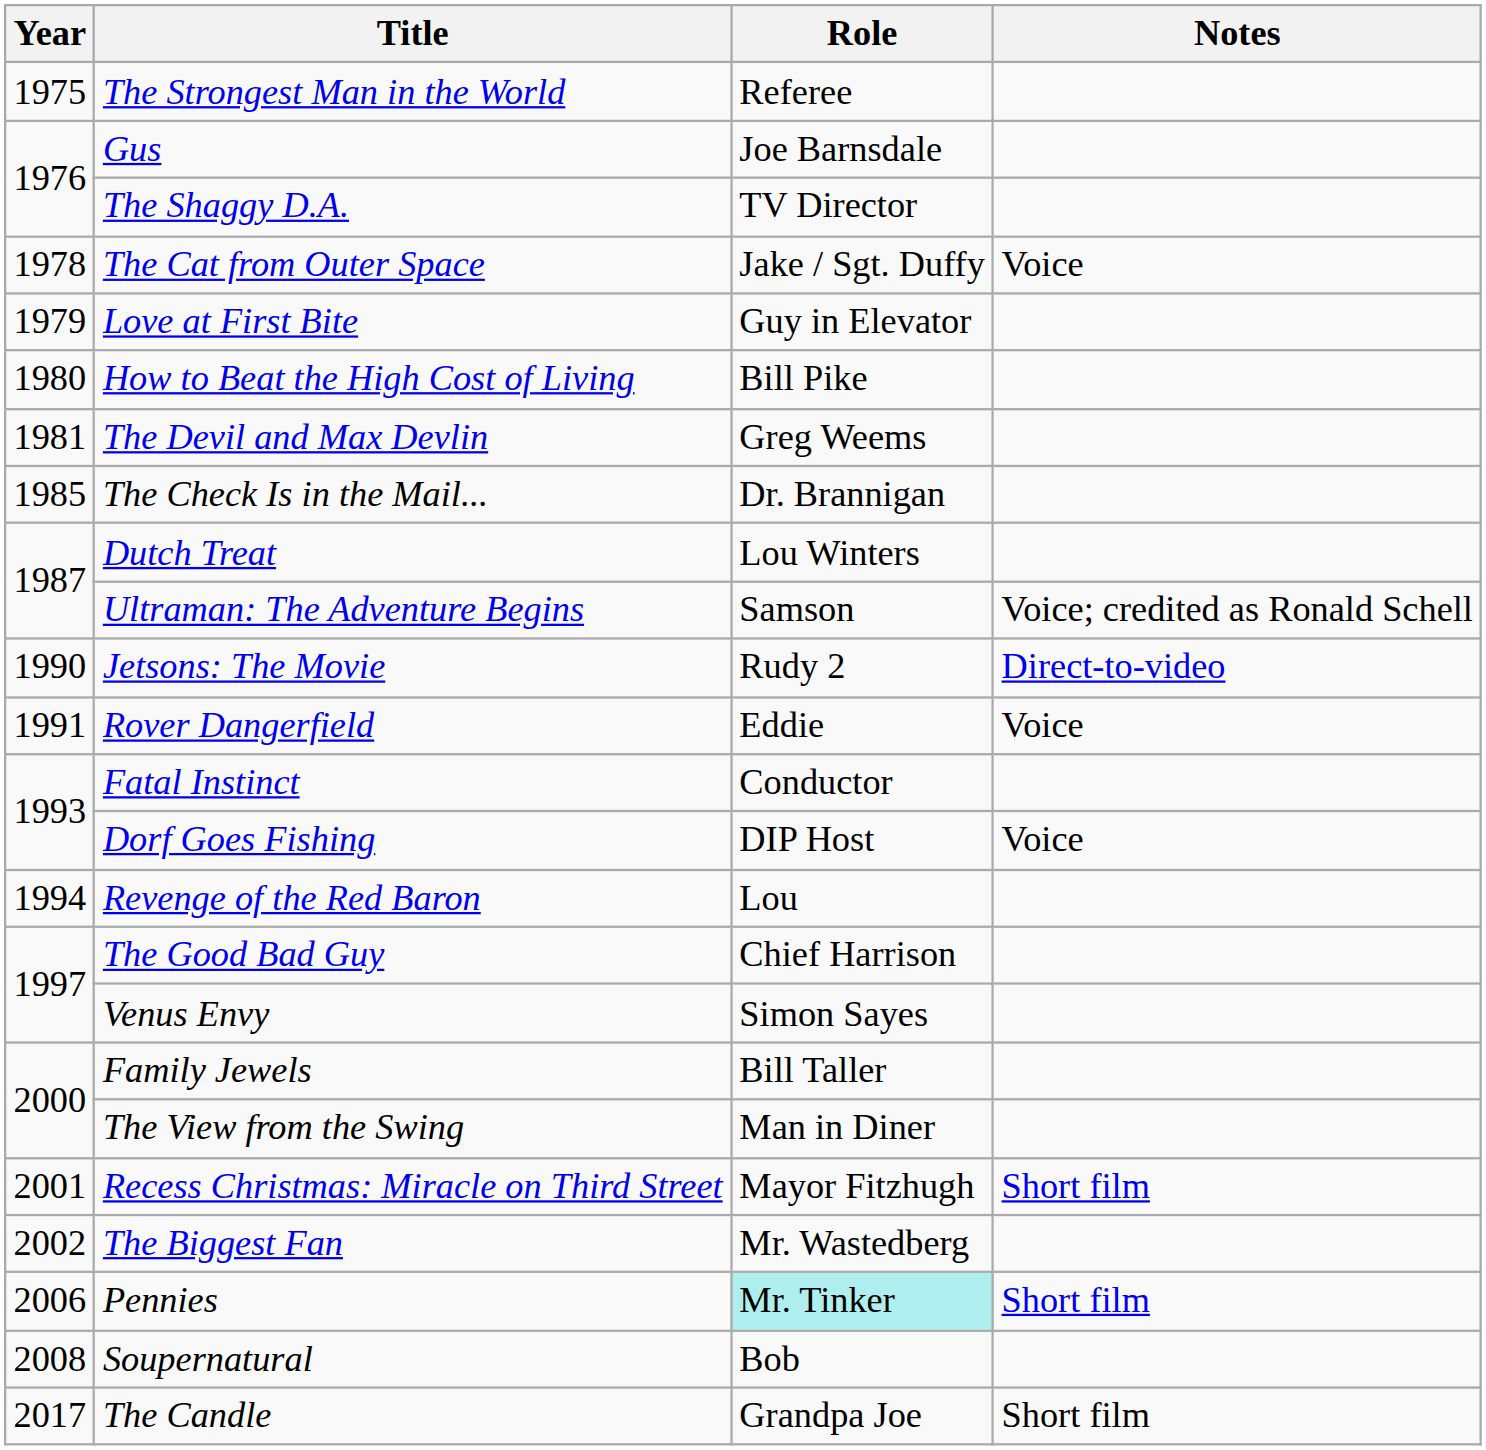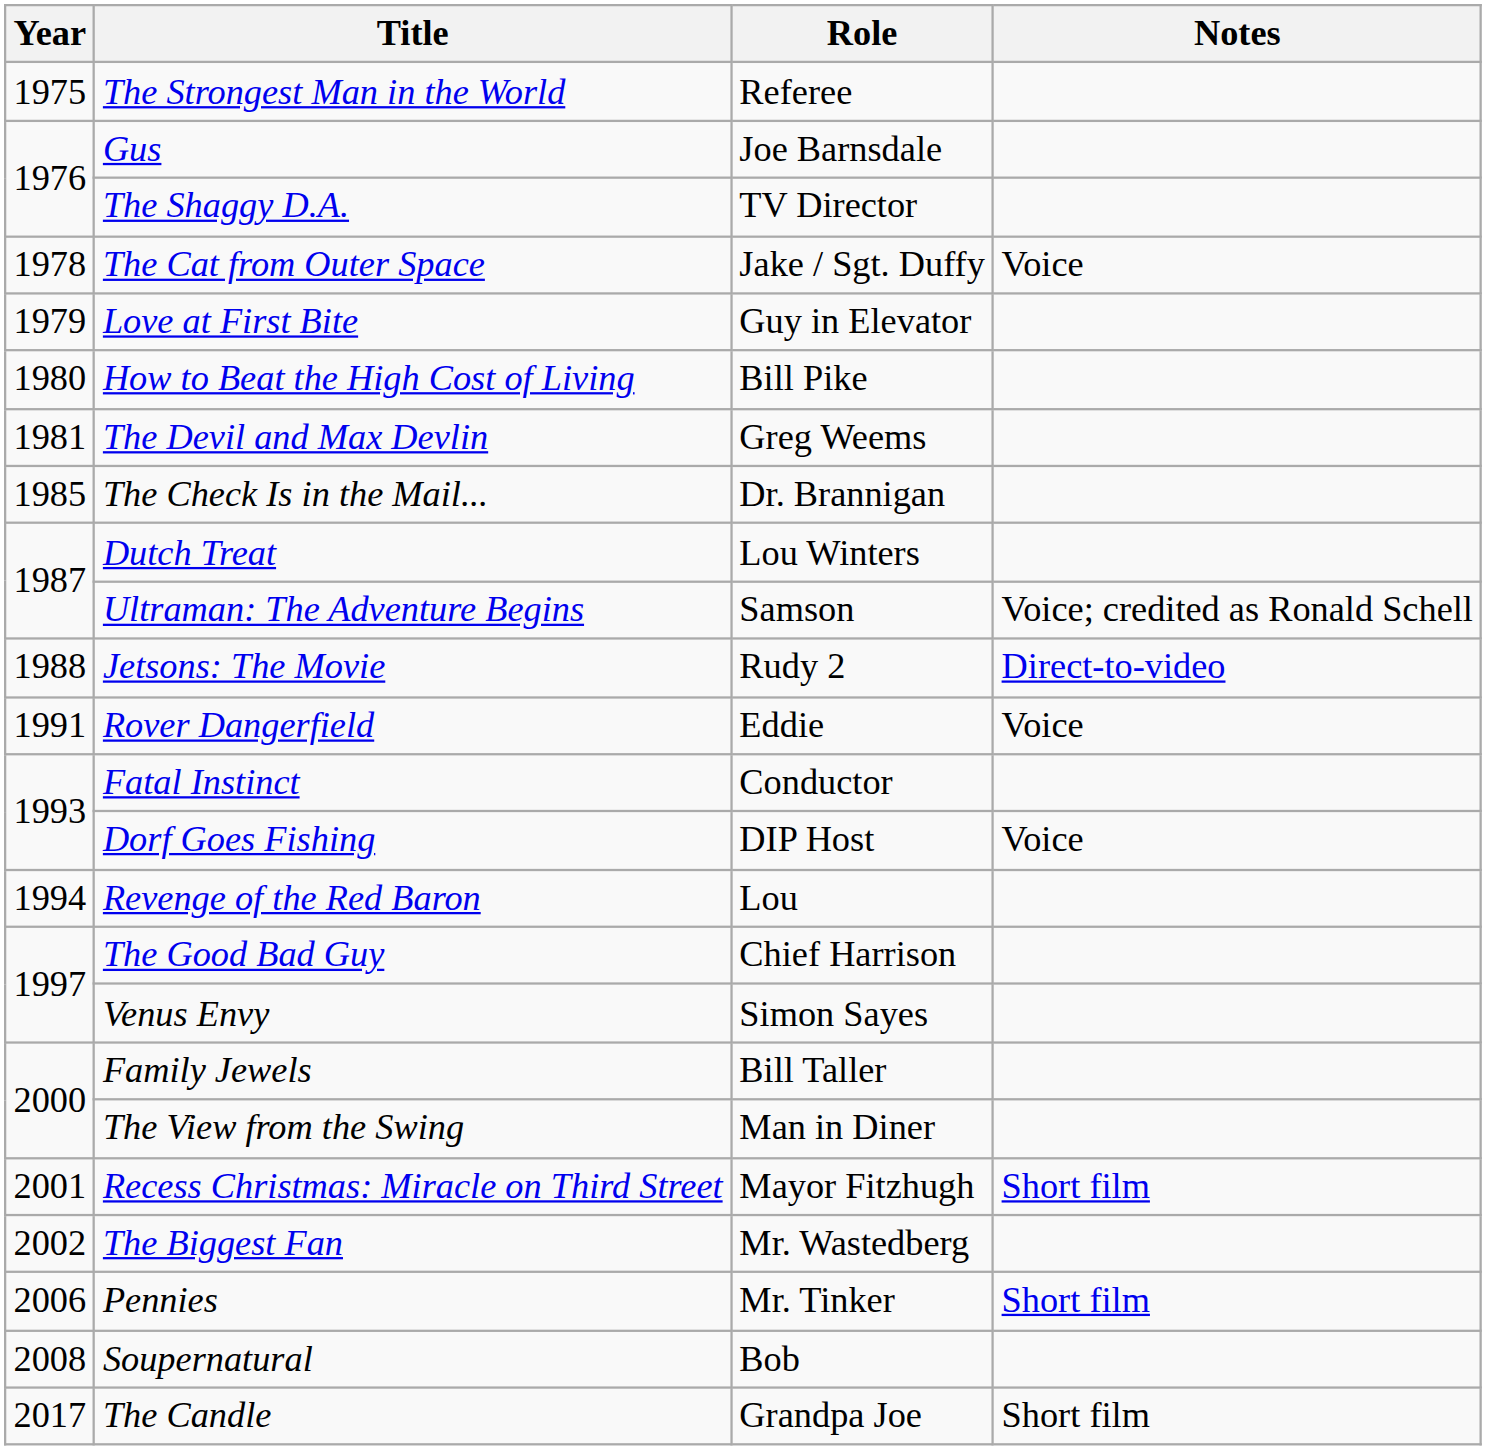(50, 666) 1990 -> (50, 666) 1988
(817, 1300) paleturquoise background -> (817, 1300) no background
